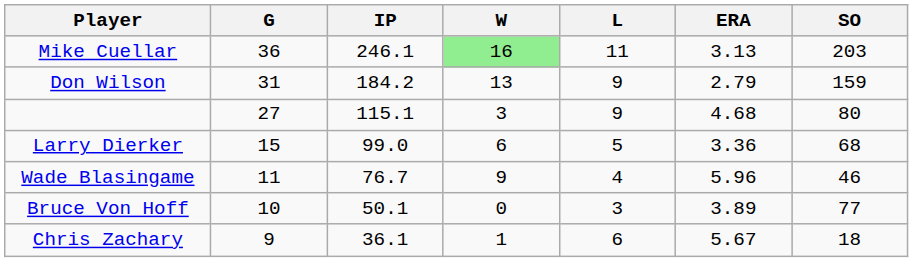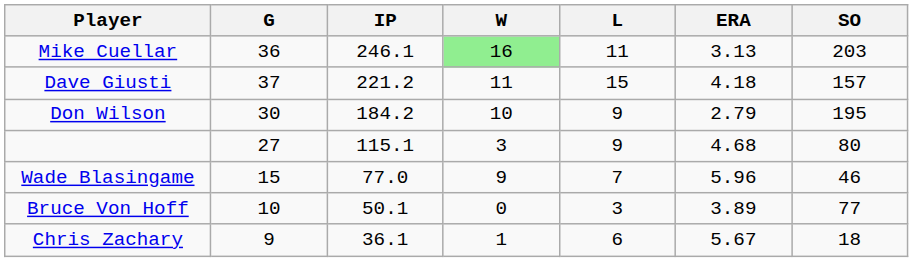+ row: (108, 83)
(269, 83) 31 -> (269, 114) 30
(501, 83) 13 -> (501, 114) 10
(849, 83) 159 -> (849, 114) 195
- row: (108, 146)
(269, 177) 11 -> (269, 177) 15
(385, 177) 76.7 -> (385, 177) 77.0
(617, 177) 4 -> (617, 177) 7
